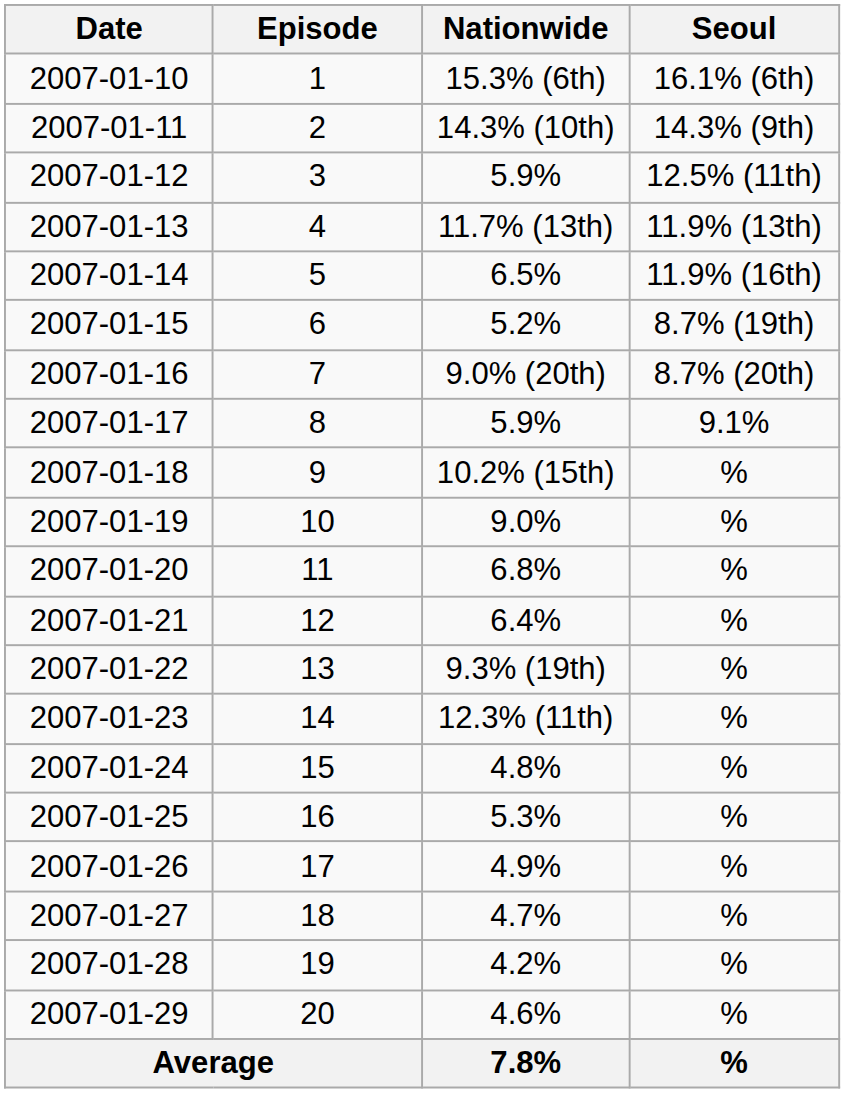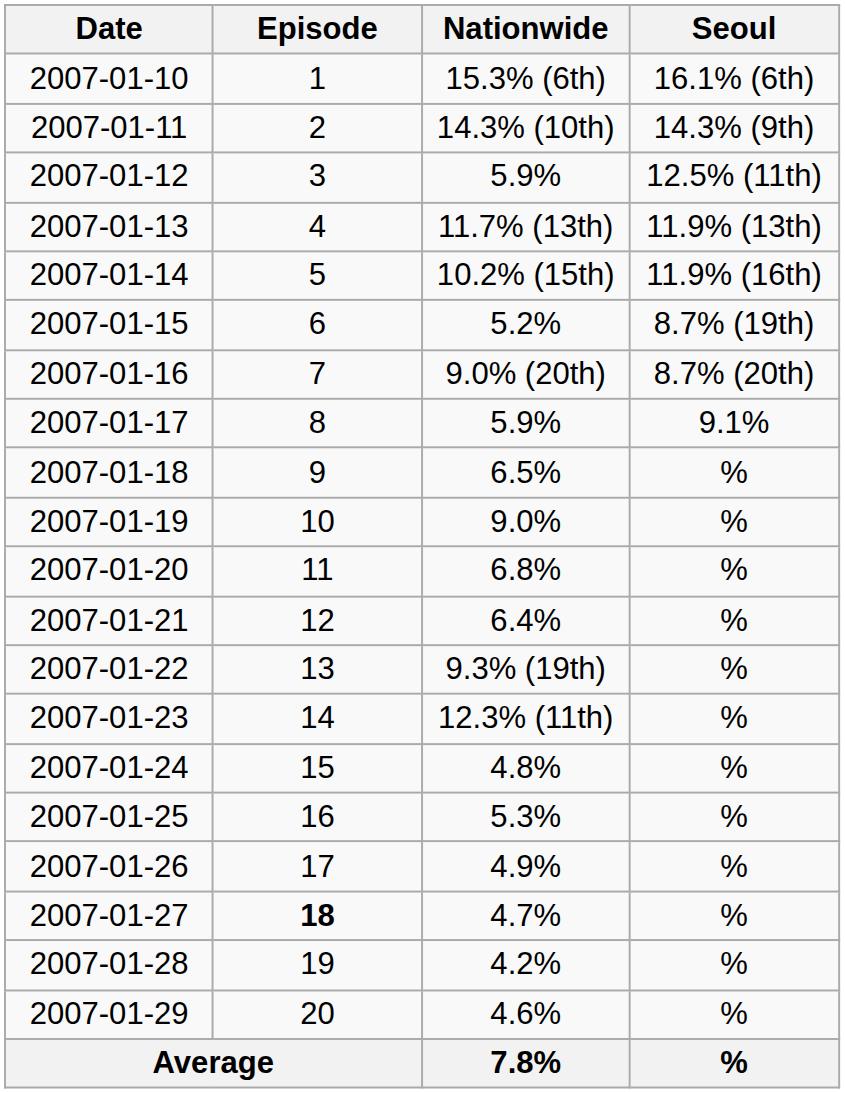(526, 275) 6.5% -> (526, 275) 10.2% (15th)
(526, 472) 10.2% (15th) -> (526, 472) 6.5%
(317, 915) normal -> (317, 915) bold
